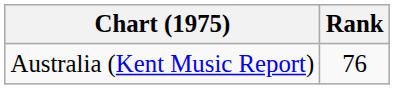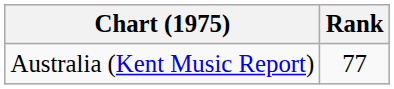(355, 63) 76 -> (355, 63) 77
